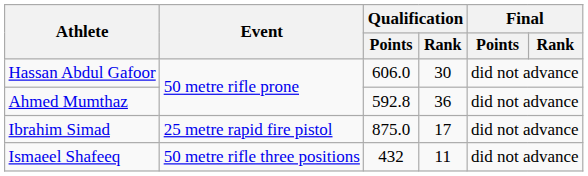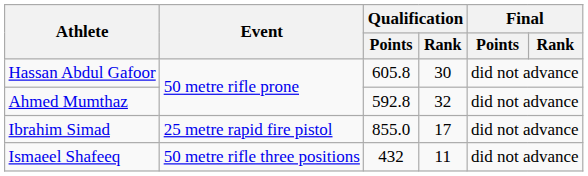(391, 73) 606.0 -> (391, 73) 605.8
(443, 101) 36 -> (443, 101) 32
(391, 129) 875.0 -> (391, 129) 855.0
